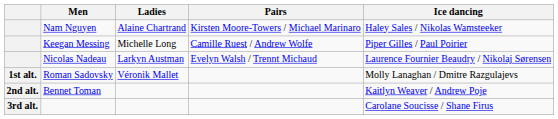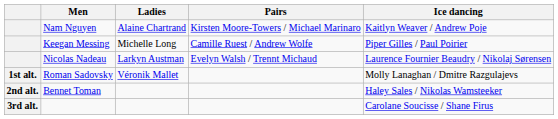(434, 28) Haley Sales / Nikolas Wamsteeker -> (426, 28) Kaitlyn Weaver / Andrew Poje
(426, 91) Kaitlyn Weaver / Andrew Poje -> (434, 91) Haley Sales / Nikolas Wamsteeker
